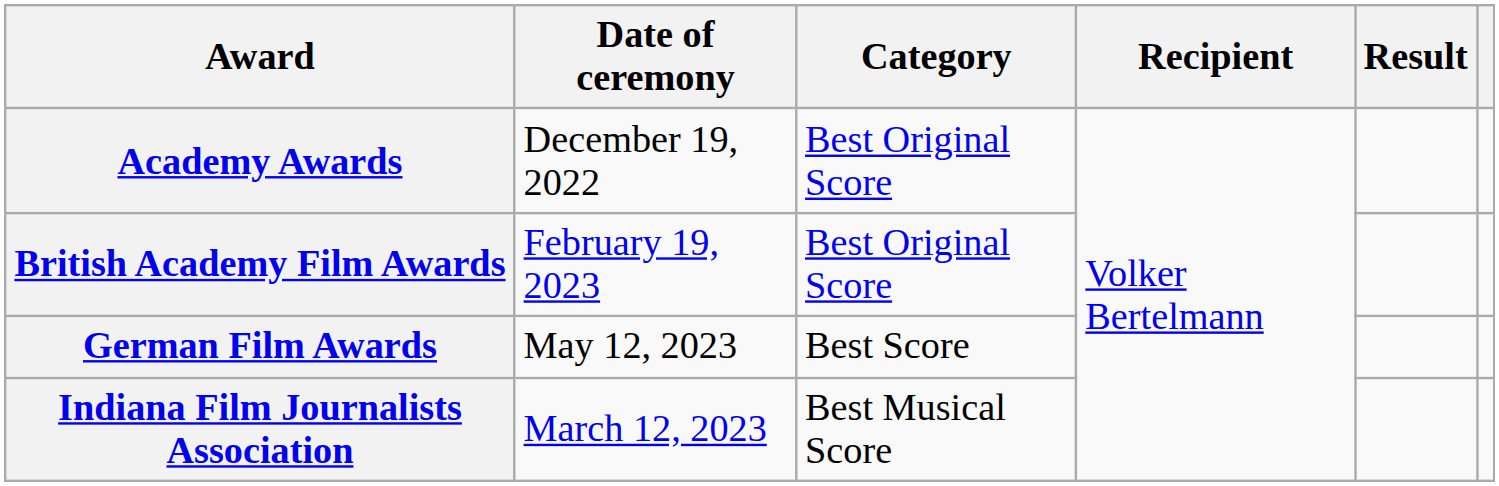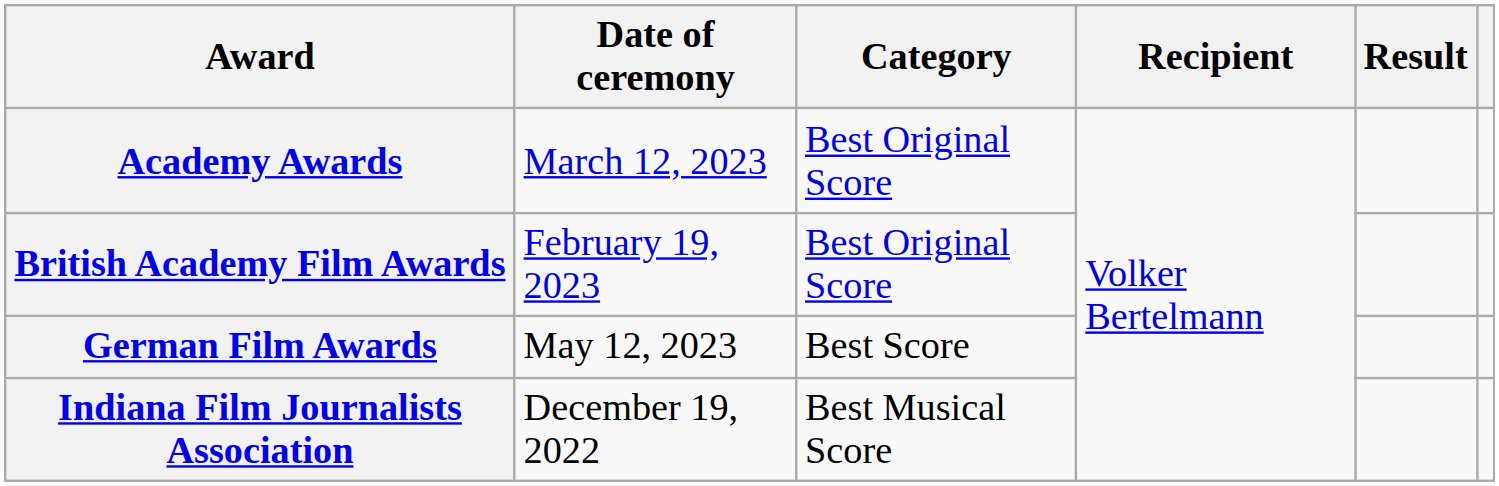(631, 159) December 19, 2022 -> (645, 159) March 12, 2023
(645, 427) March 12, 2023 -> (631, 427) December 19, 2022
